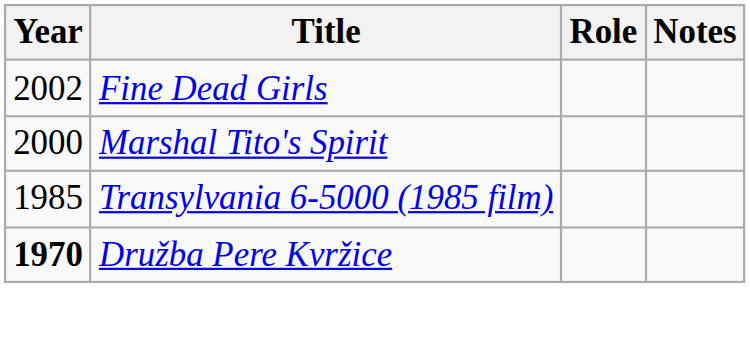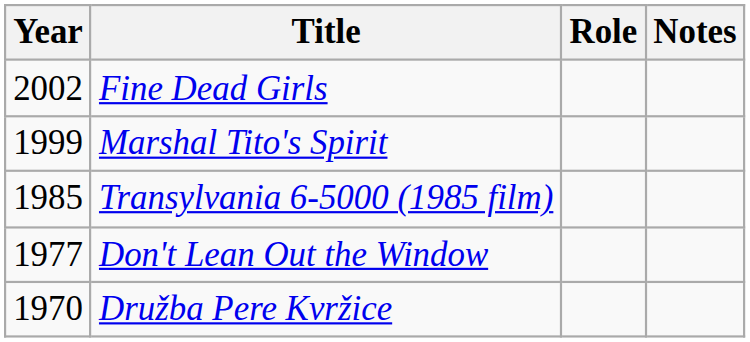(48, 142) 2000 -> (48, 142) 1999
+ row: (294, 253)
(48, 253) bold -> (48, 308) normal
